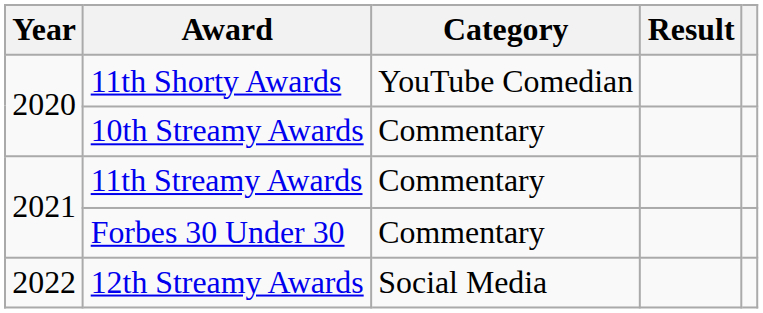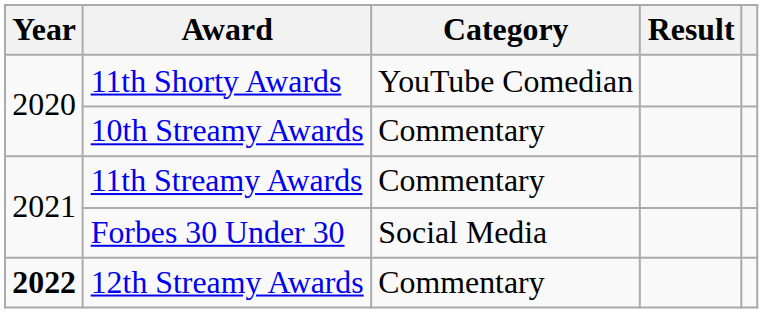(461, 231) Commentary -> (463, 231) Social Media
(44, 282) normal -> (44, 282) bold
(463, 282) Social Media -> (461, 282) Commentary
